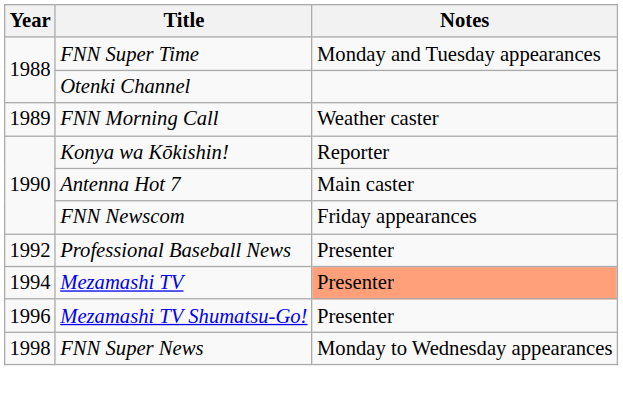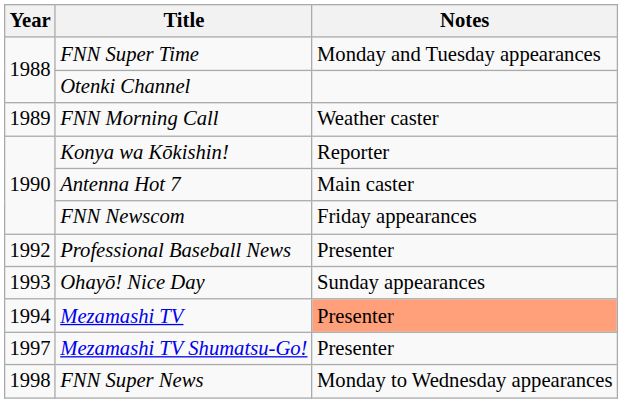+ row: (132, 282)
(30, 315) 1996 -> (30, 348) 1997
